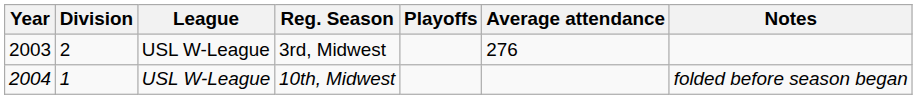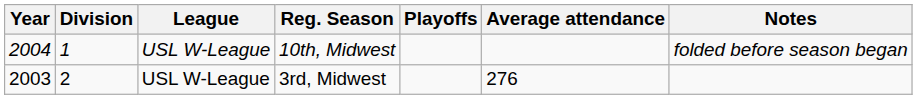rows swapped: (332, 49) <-> (337, 79)
